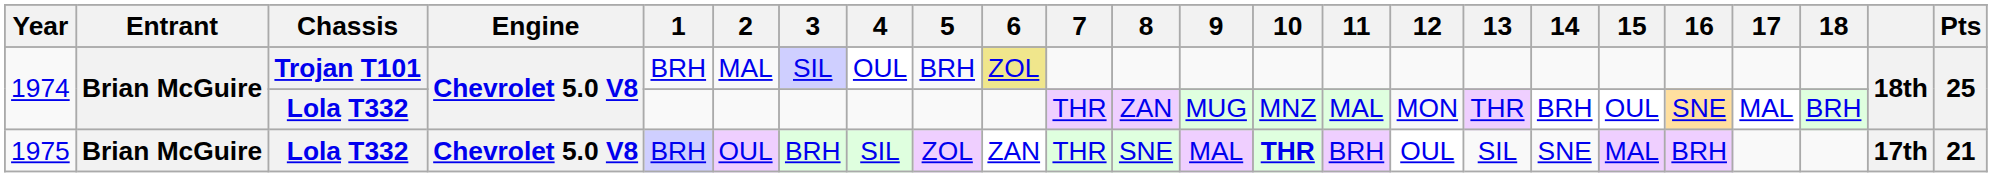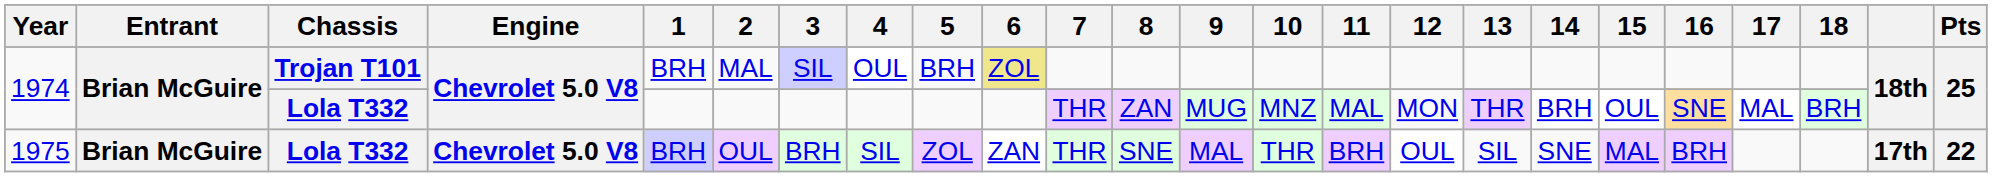(1288, 151) bold -> (1288, 151) normal
(1961, 151) 21 -> (1961, 151) 22
